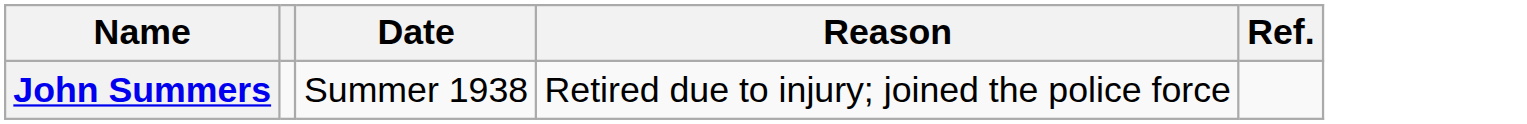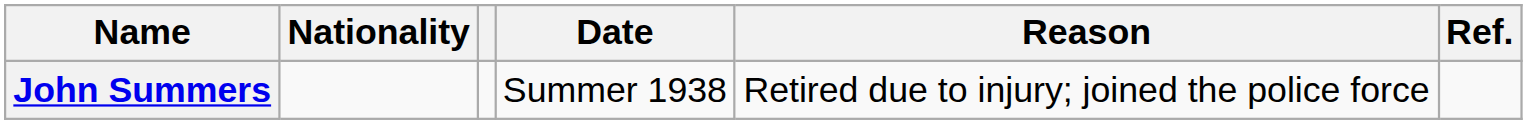+ column: (379, 32)
